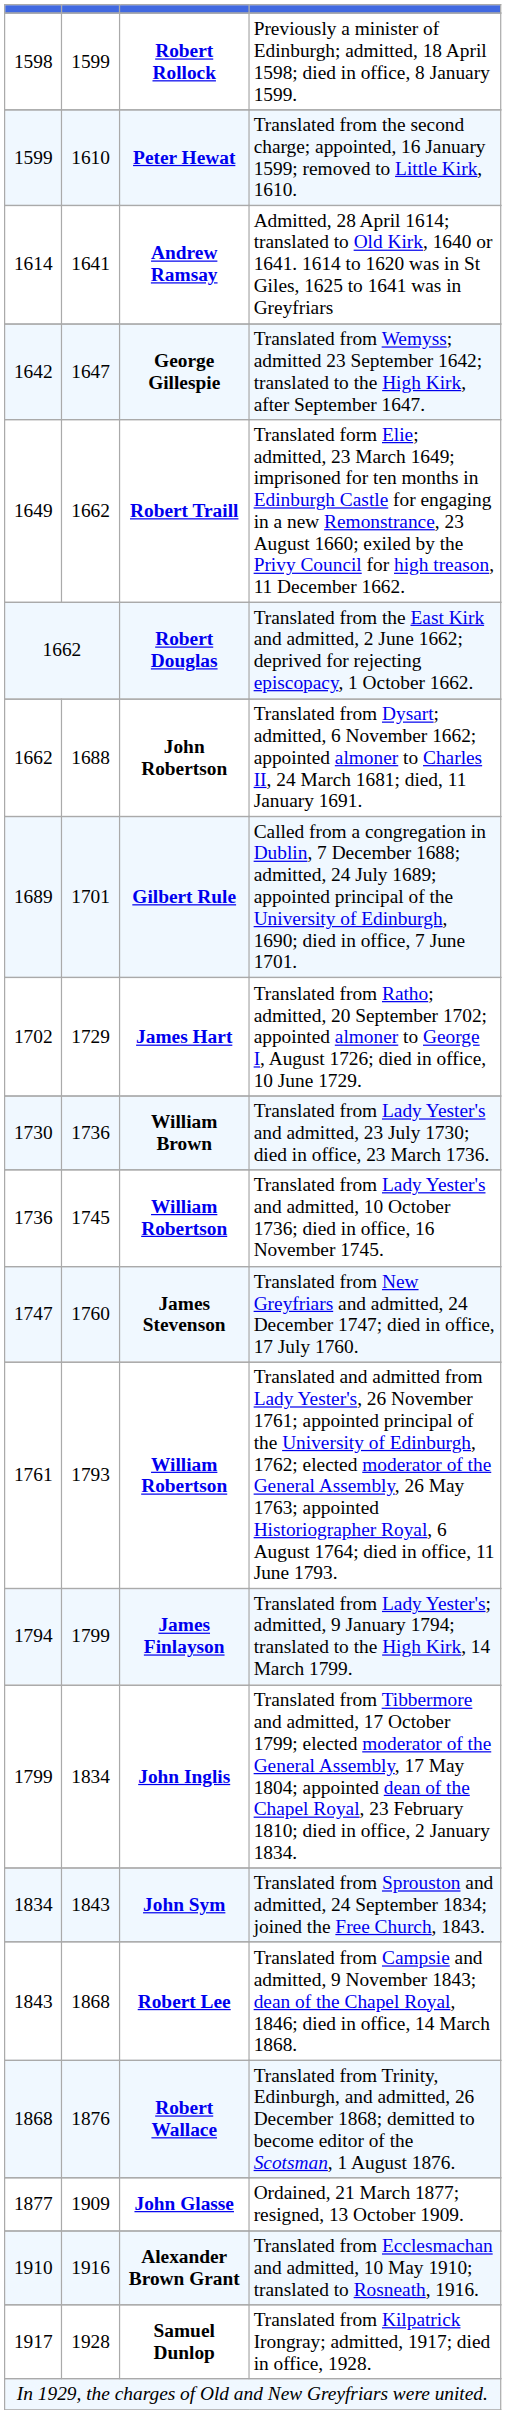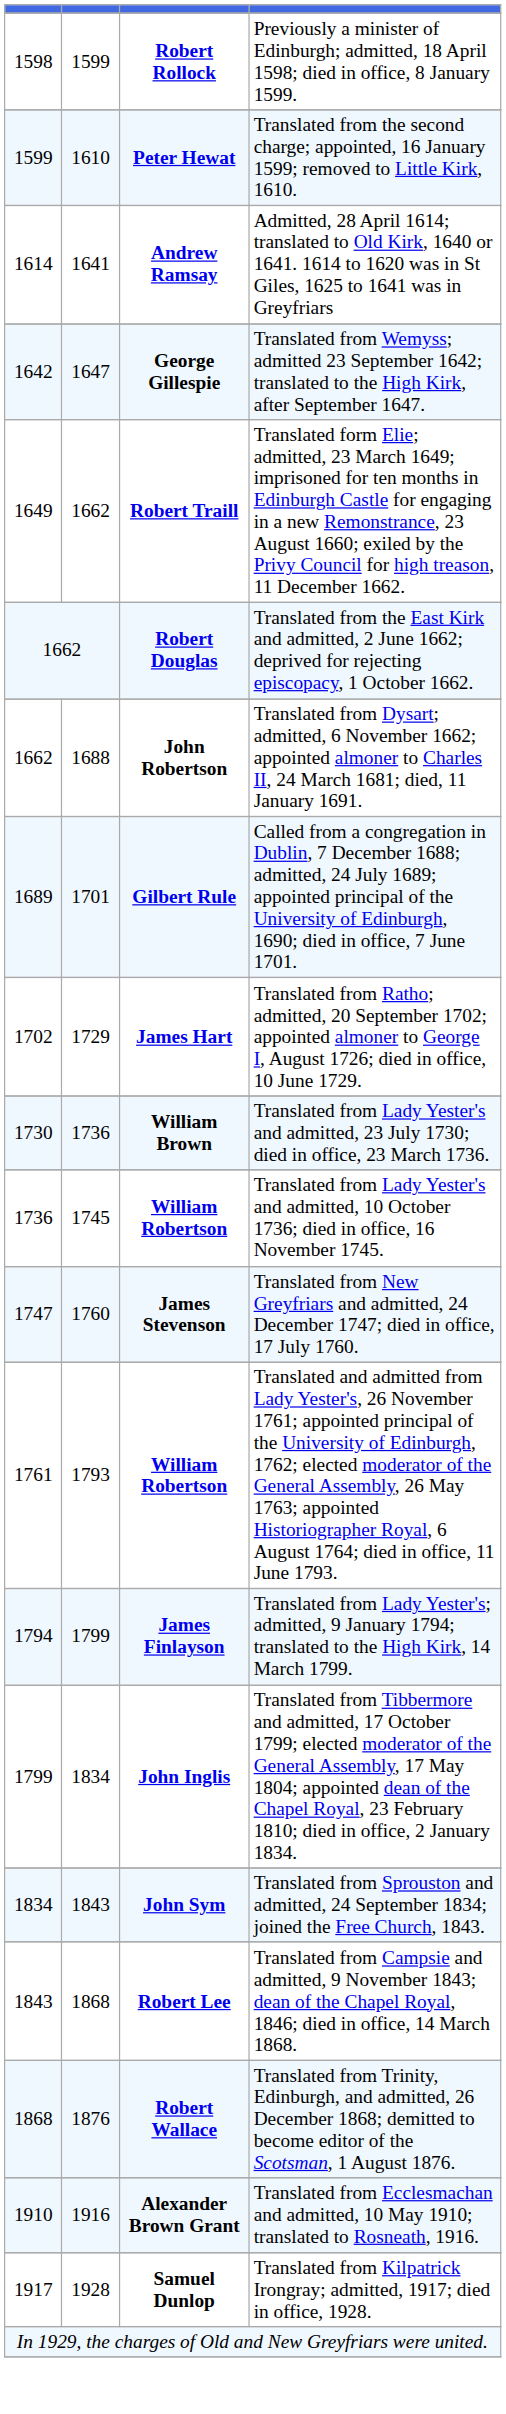- row: (359, 2204)
